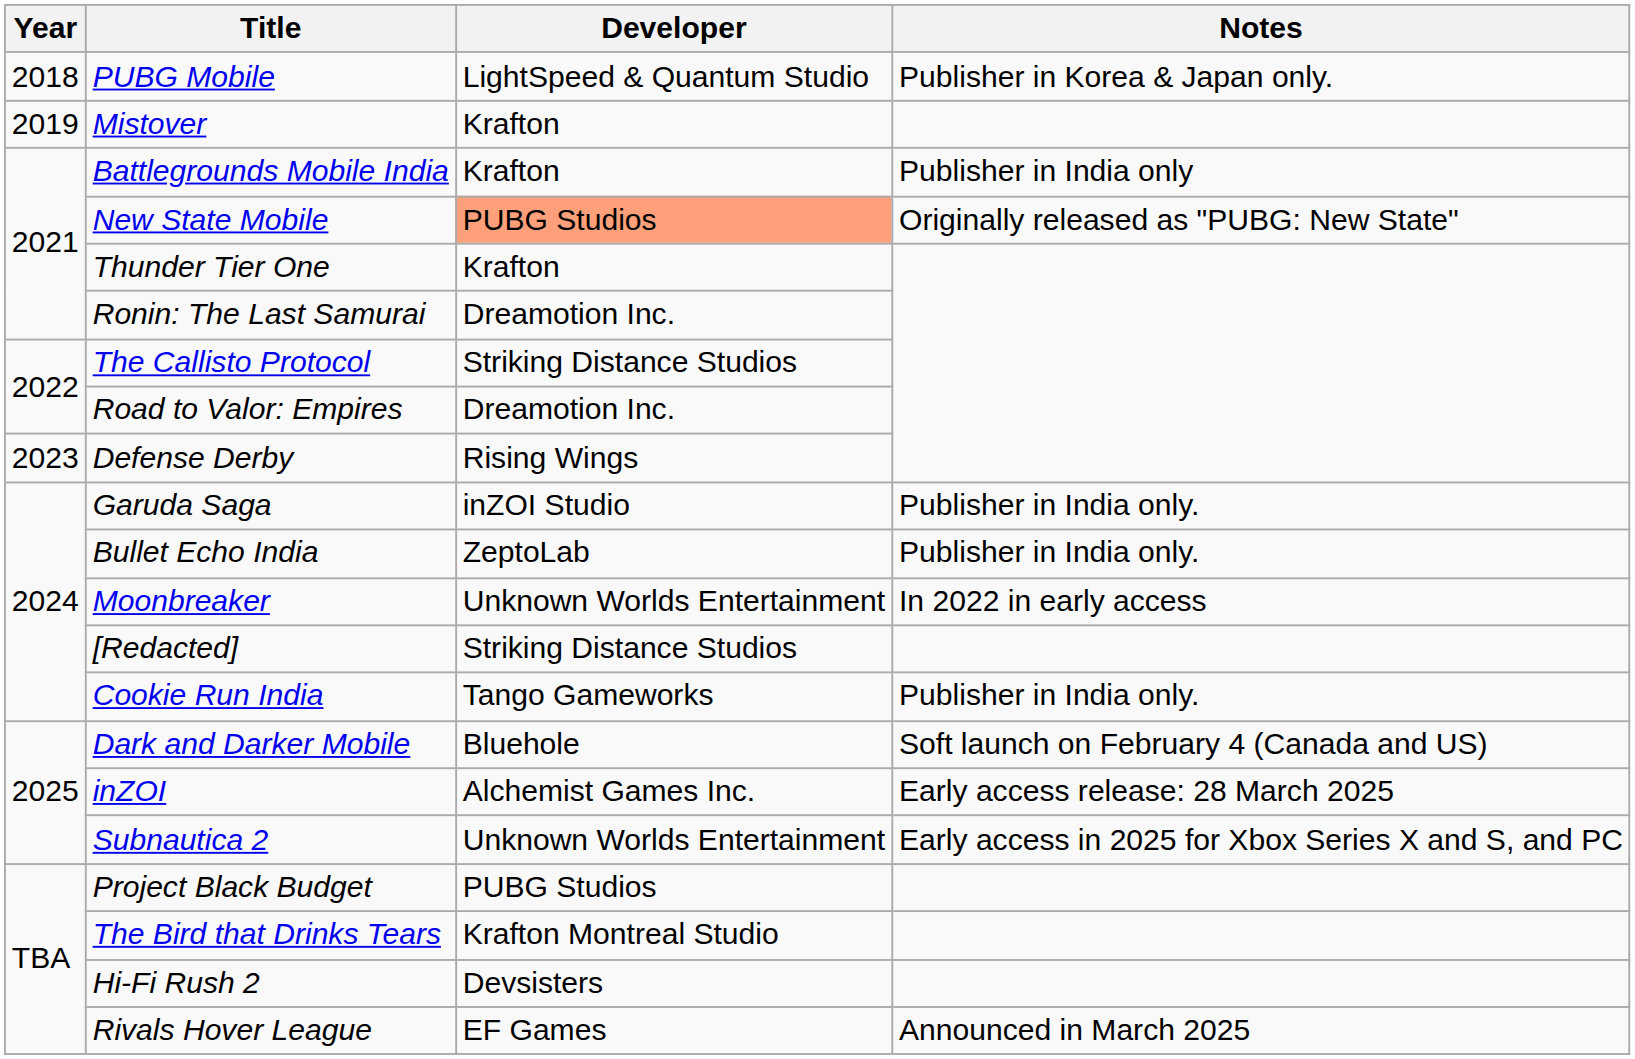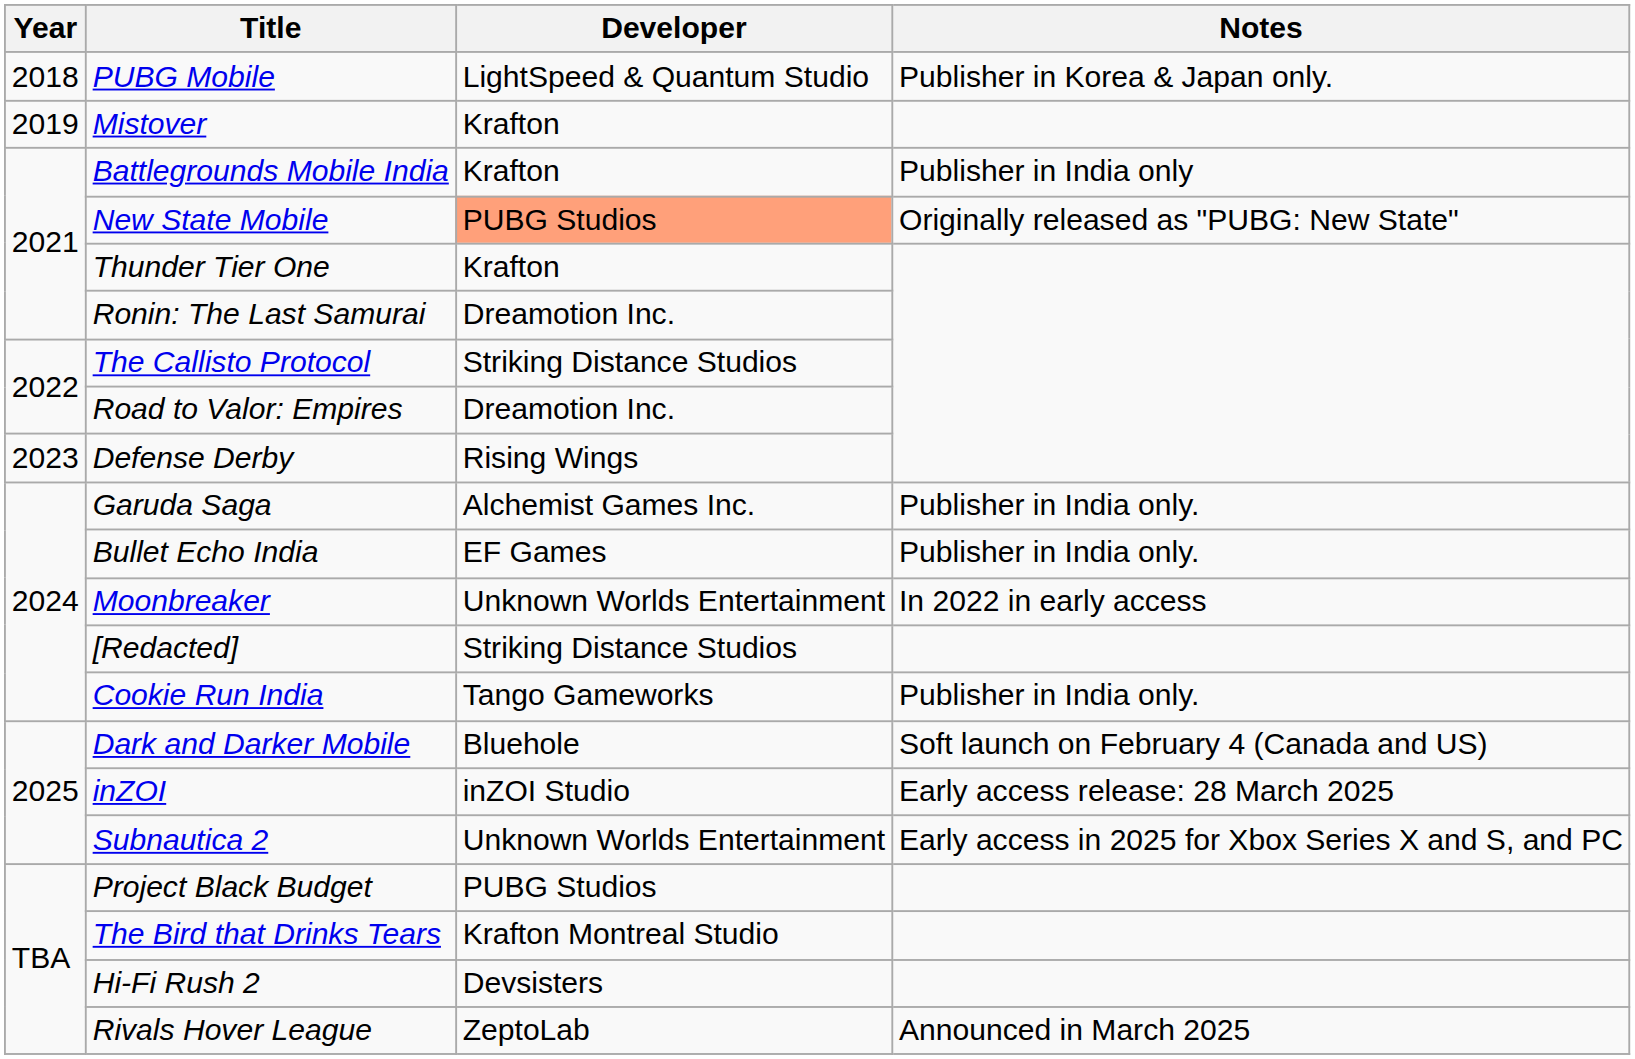(546, 505) inZOI Studio -> (609, 505) Alchemist Games Inc.
(526, 553) ZeptoLab -> (535, 553) EF Games
(609, 791) Alchemist Games Inc. -> (546, 791) inZOI Studio
(535, 1030) EF Games -> (526, 1030) ZeptoLab
